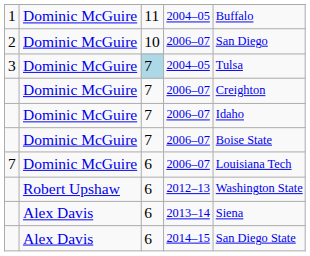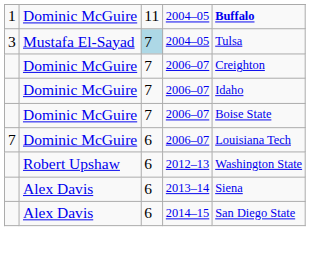(235, 16) normal -> (235, 16) bold
- row: (12, 41)
(80, 66) Dominic McGuire -> (79, 41) Mustafa El-Sayad
